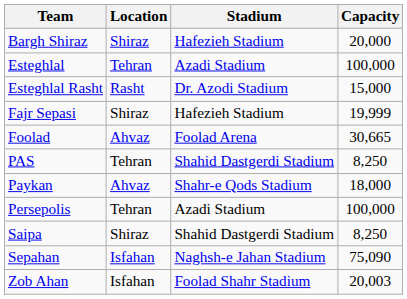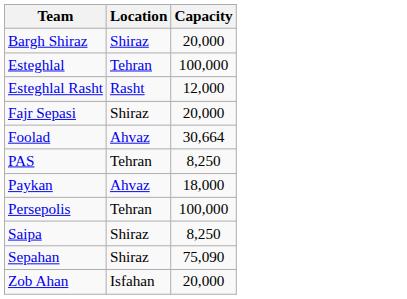- column: (254, 16)
(370, 88) 15,000 -> (204, 88) 12,000
(370, 112) 19,999 -> (204, 112) 20,000
(370, 137) 30,665 -> (204, 137) 30,664
(132, 257) Isfahan -> (129, 257) Shiraz
(370, 281) 20,003 -> (204, 281) 20,000
